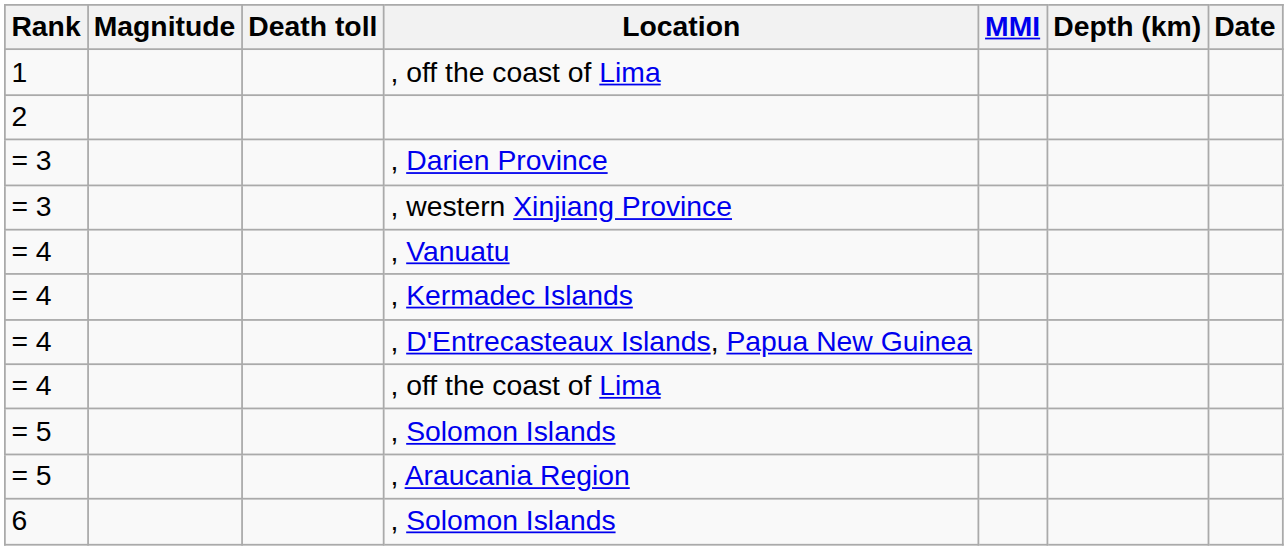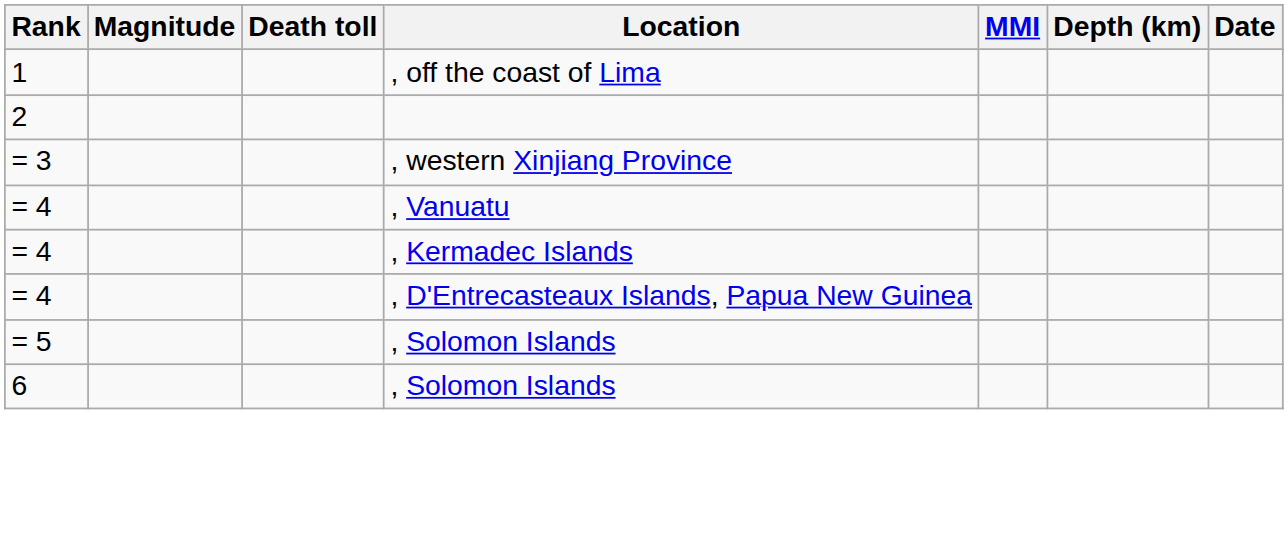- row: (31, 161)
- row: (31, 386)
- row: (31, 476)
